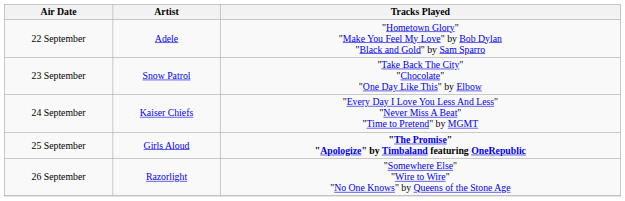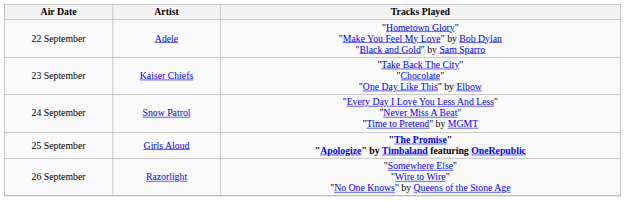(166, 76) Snow Patrol -> (166, 76) Kaiser Chiefs
(166, 113) Kaiser Chiefs -> (166, 113) Snow Patrol
